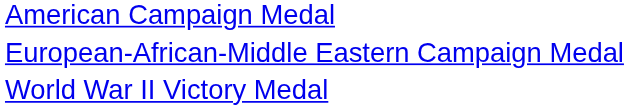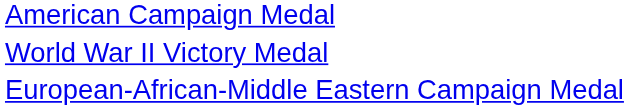rows swapped: (314, 52) <-> (167, 90)
